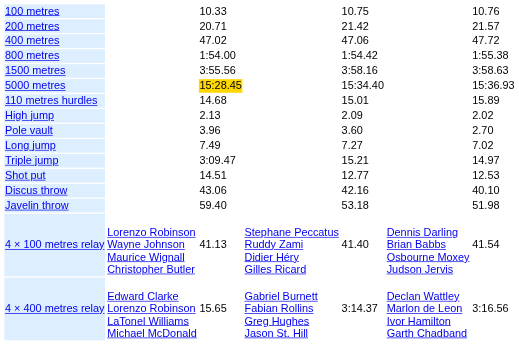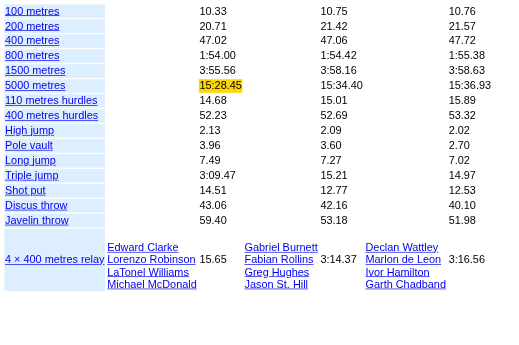+ row: (52, 116)
- row: (55, 245)
